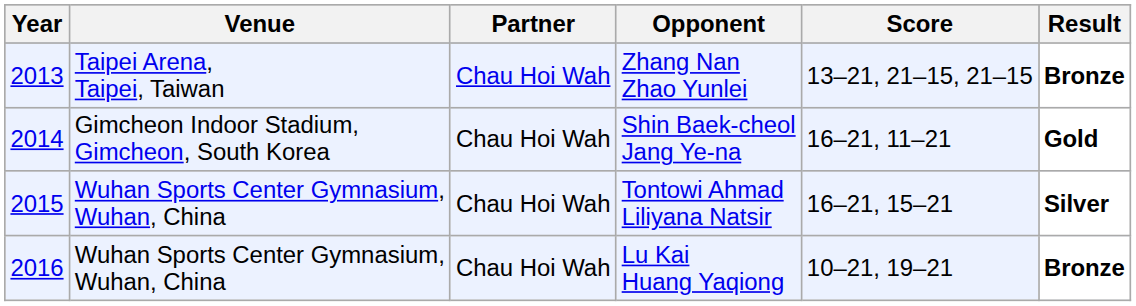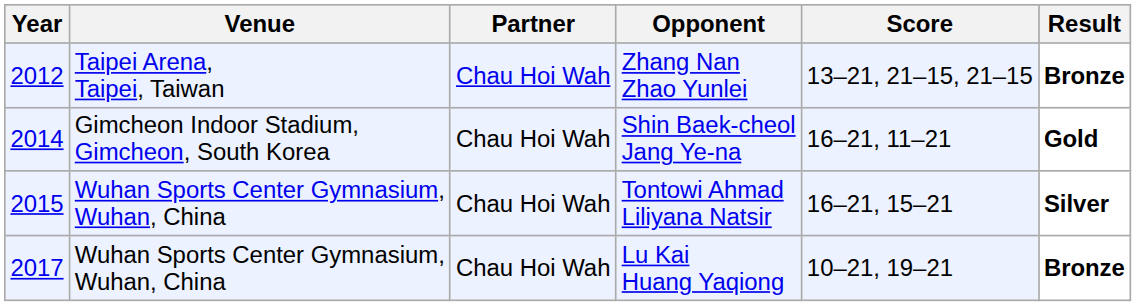(37, 75) 2013 -> (37, 75) 2012
(37, 268) 2016 -> (37, 268) 2017
